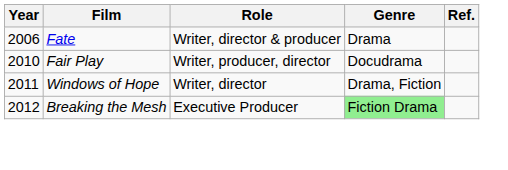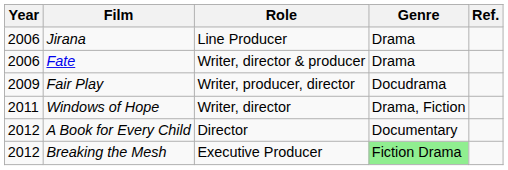+ row: (66, 38)
(24, 61) 2010 -> (24, 84) 2009
+ row: (119, 130)
